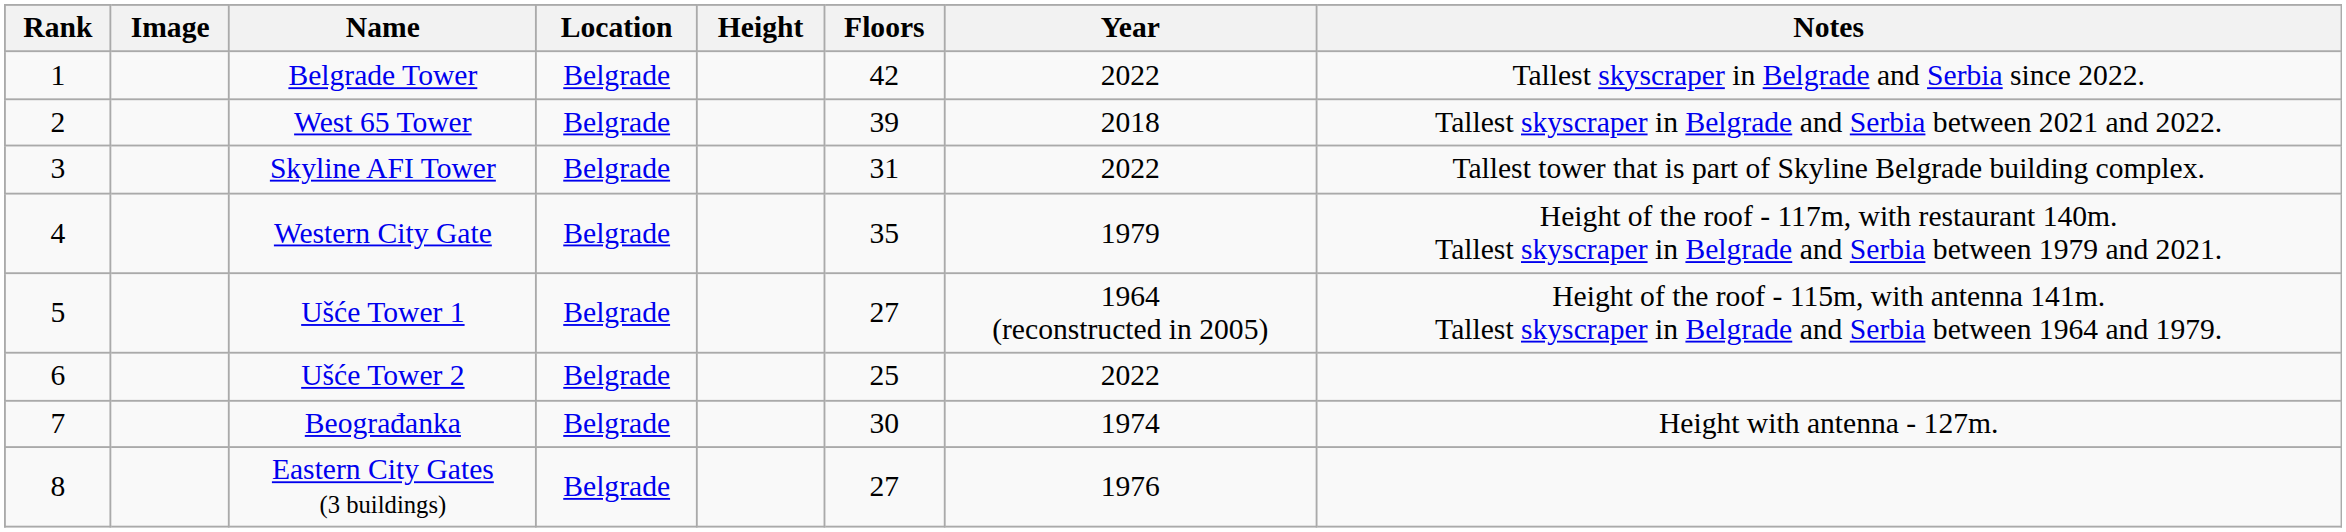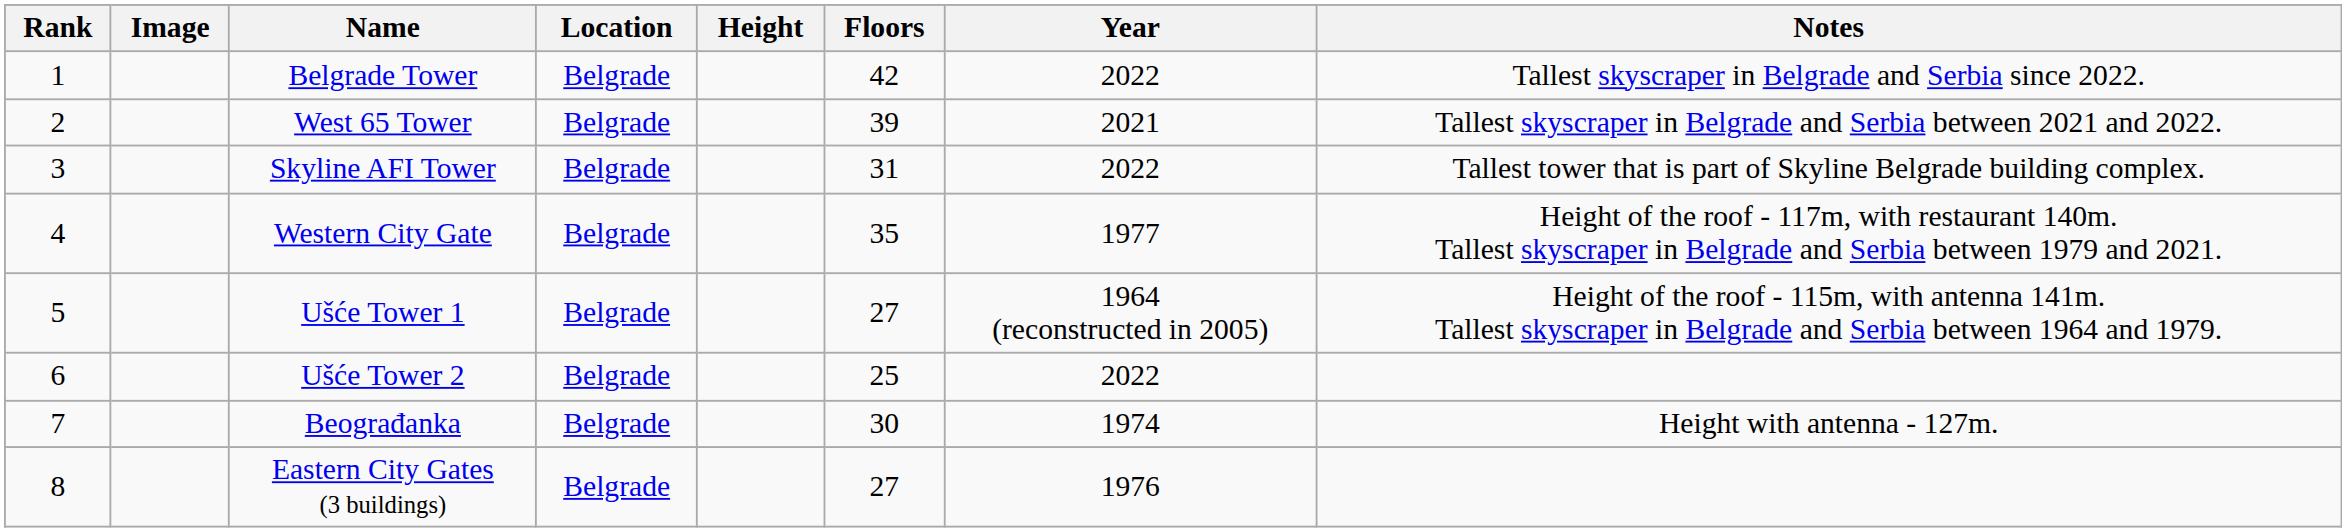(1130, 121) 2018 -> (1130, 121) 2021
(1130, 232) 1979 -> (1130, 232) 1977
